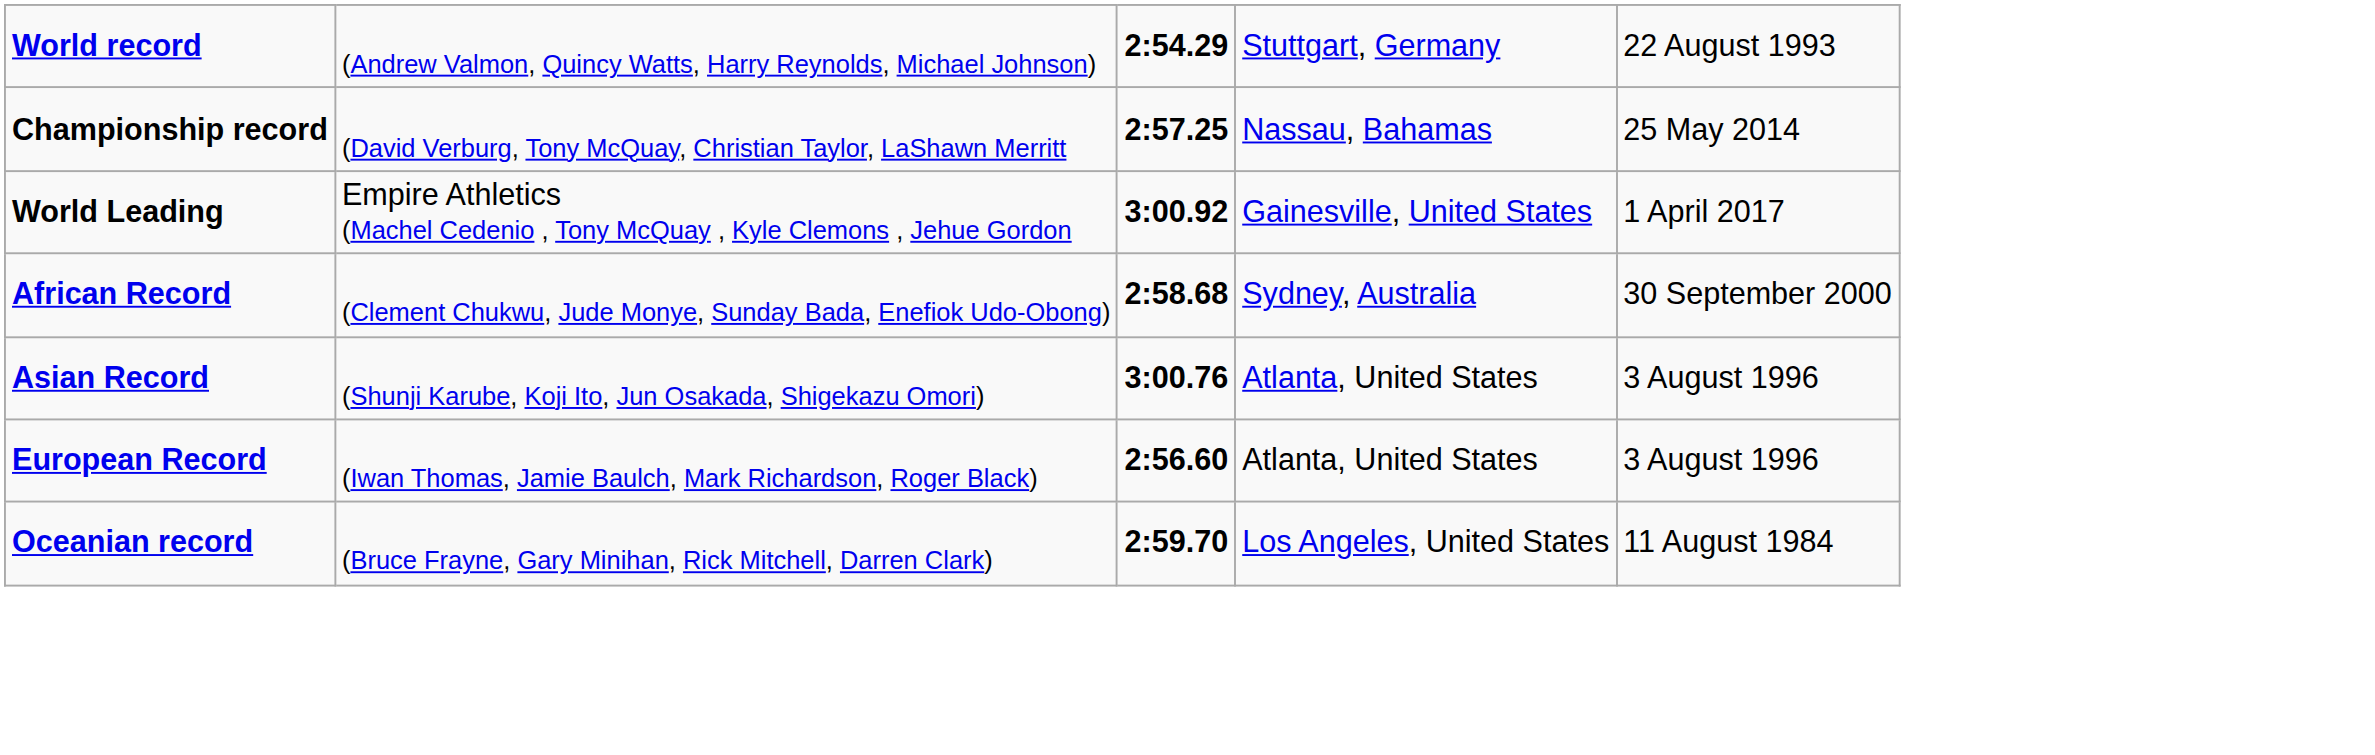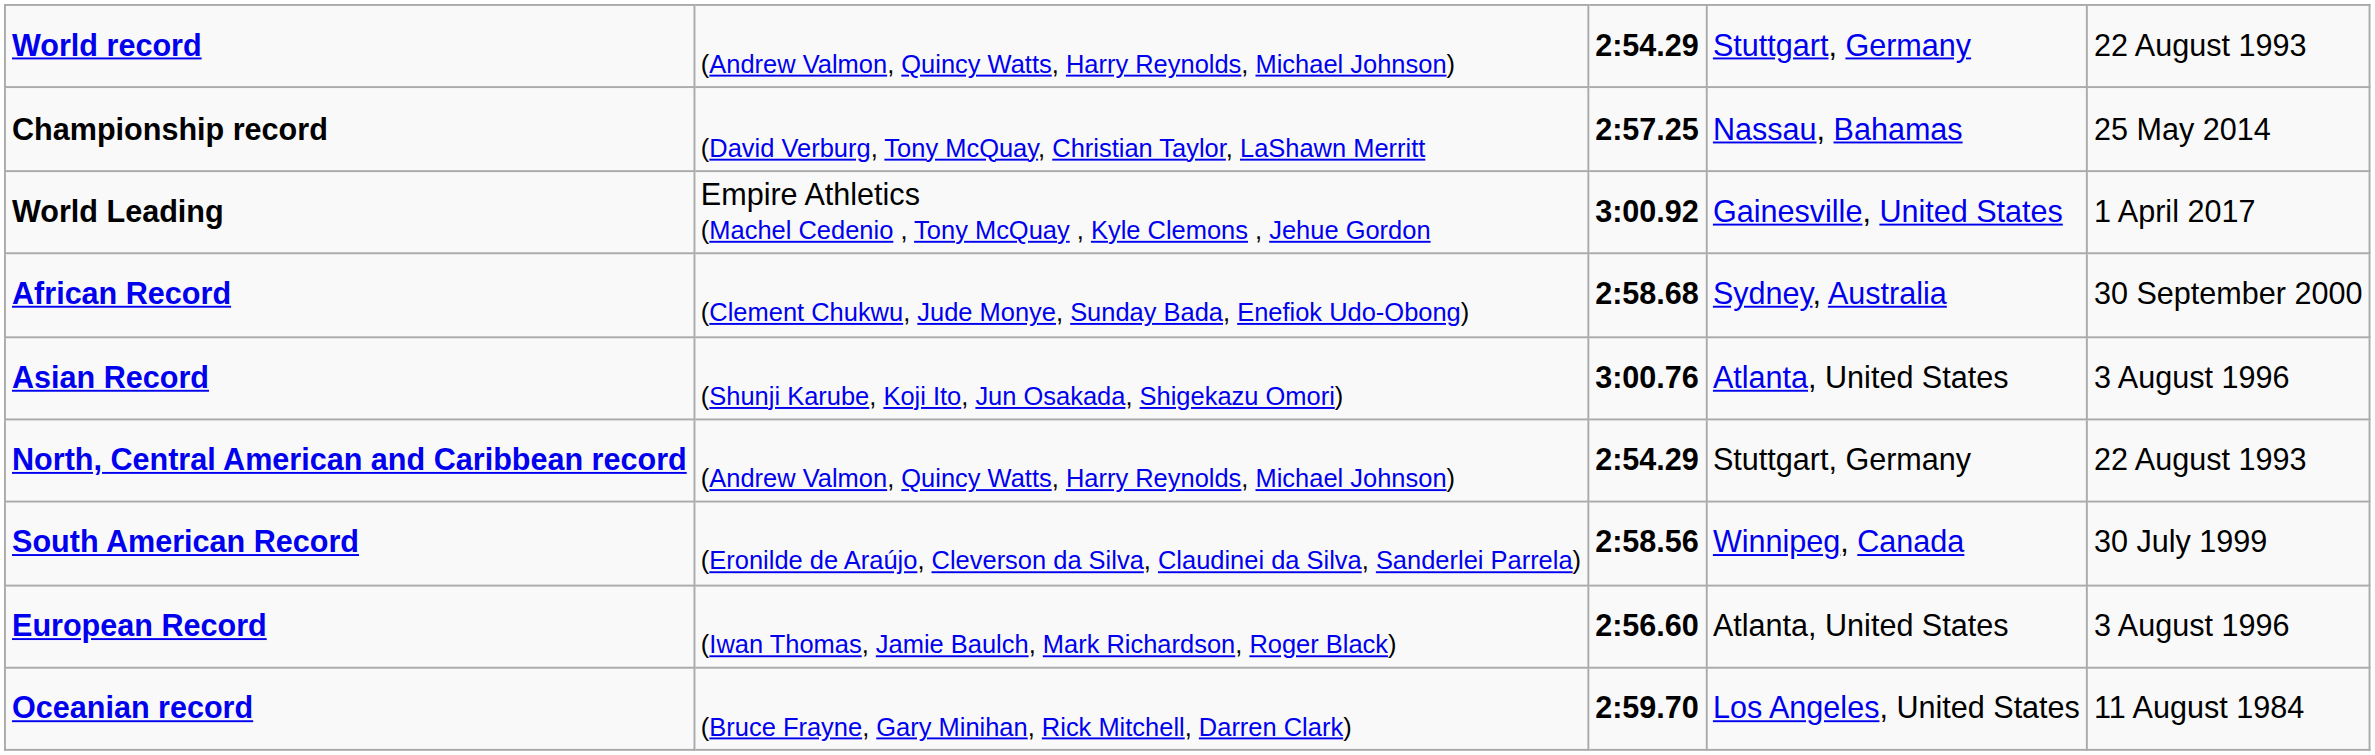+ row: (349, 460)
+ row: (185, 543)
